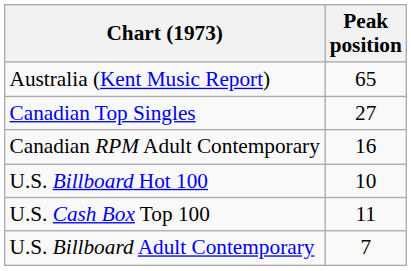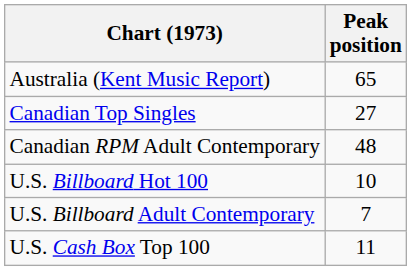(366, 146) 16 -> (366, 146) 48
rows swapped: (162, 247) <-> (110, 214)
